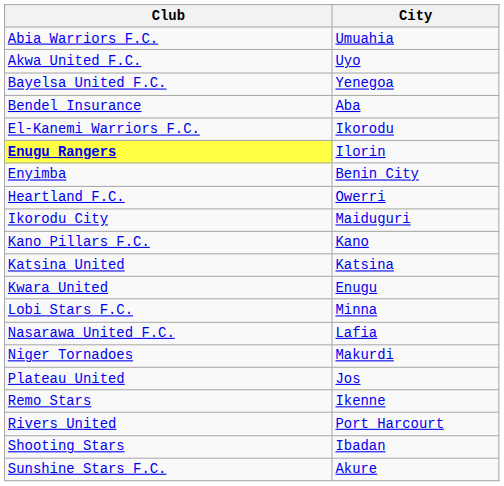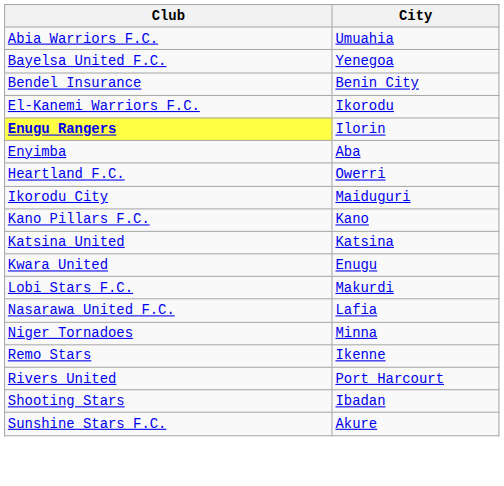- row: (75, 61)
(348, 107) Aba -> (377, 84) Benin City
(377, 175) Benin City -> (348, 152) Aba
(356, 311) Minna -> (365, 288) Makurdi
(365, 356) Makurdi -> (356, 333) Minna
- row: (66, 379)
